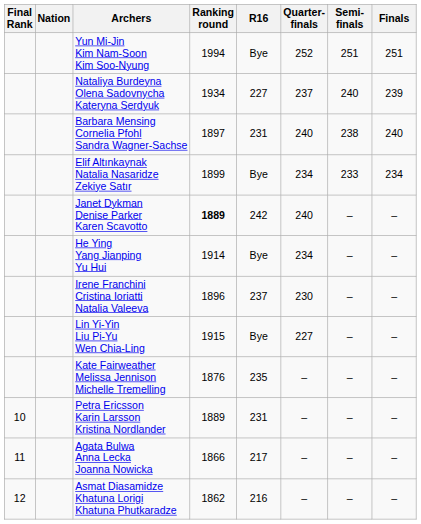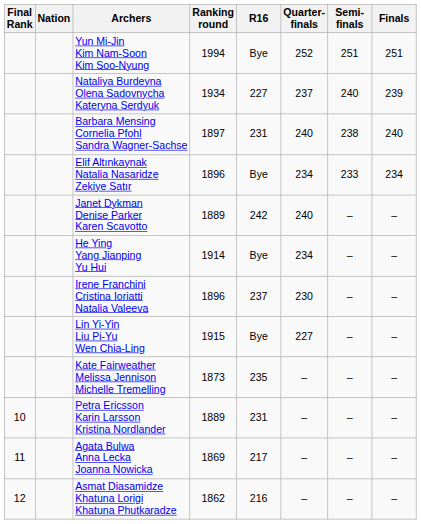(213, 174) 1899 -> (213, 174) 1896
(213, 215) bold -> (213, 215) normal
(213, 377) 1876 -> (213, 377) 1873
(213, 458) 1866 -> (213, 458) 1869
